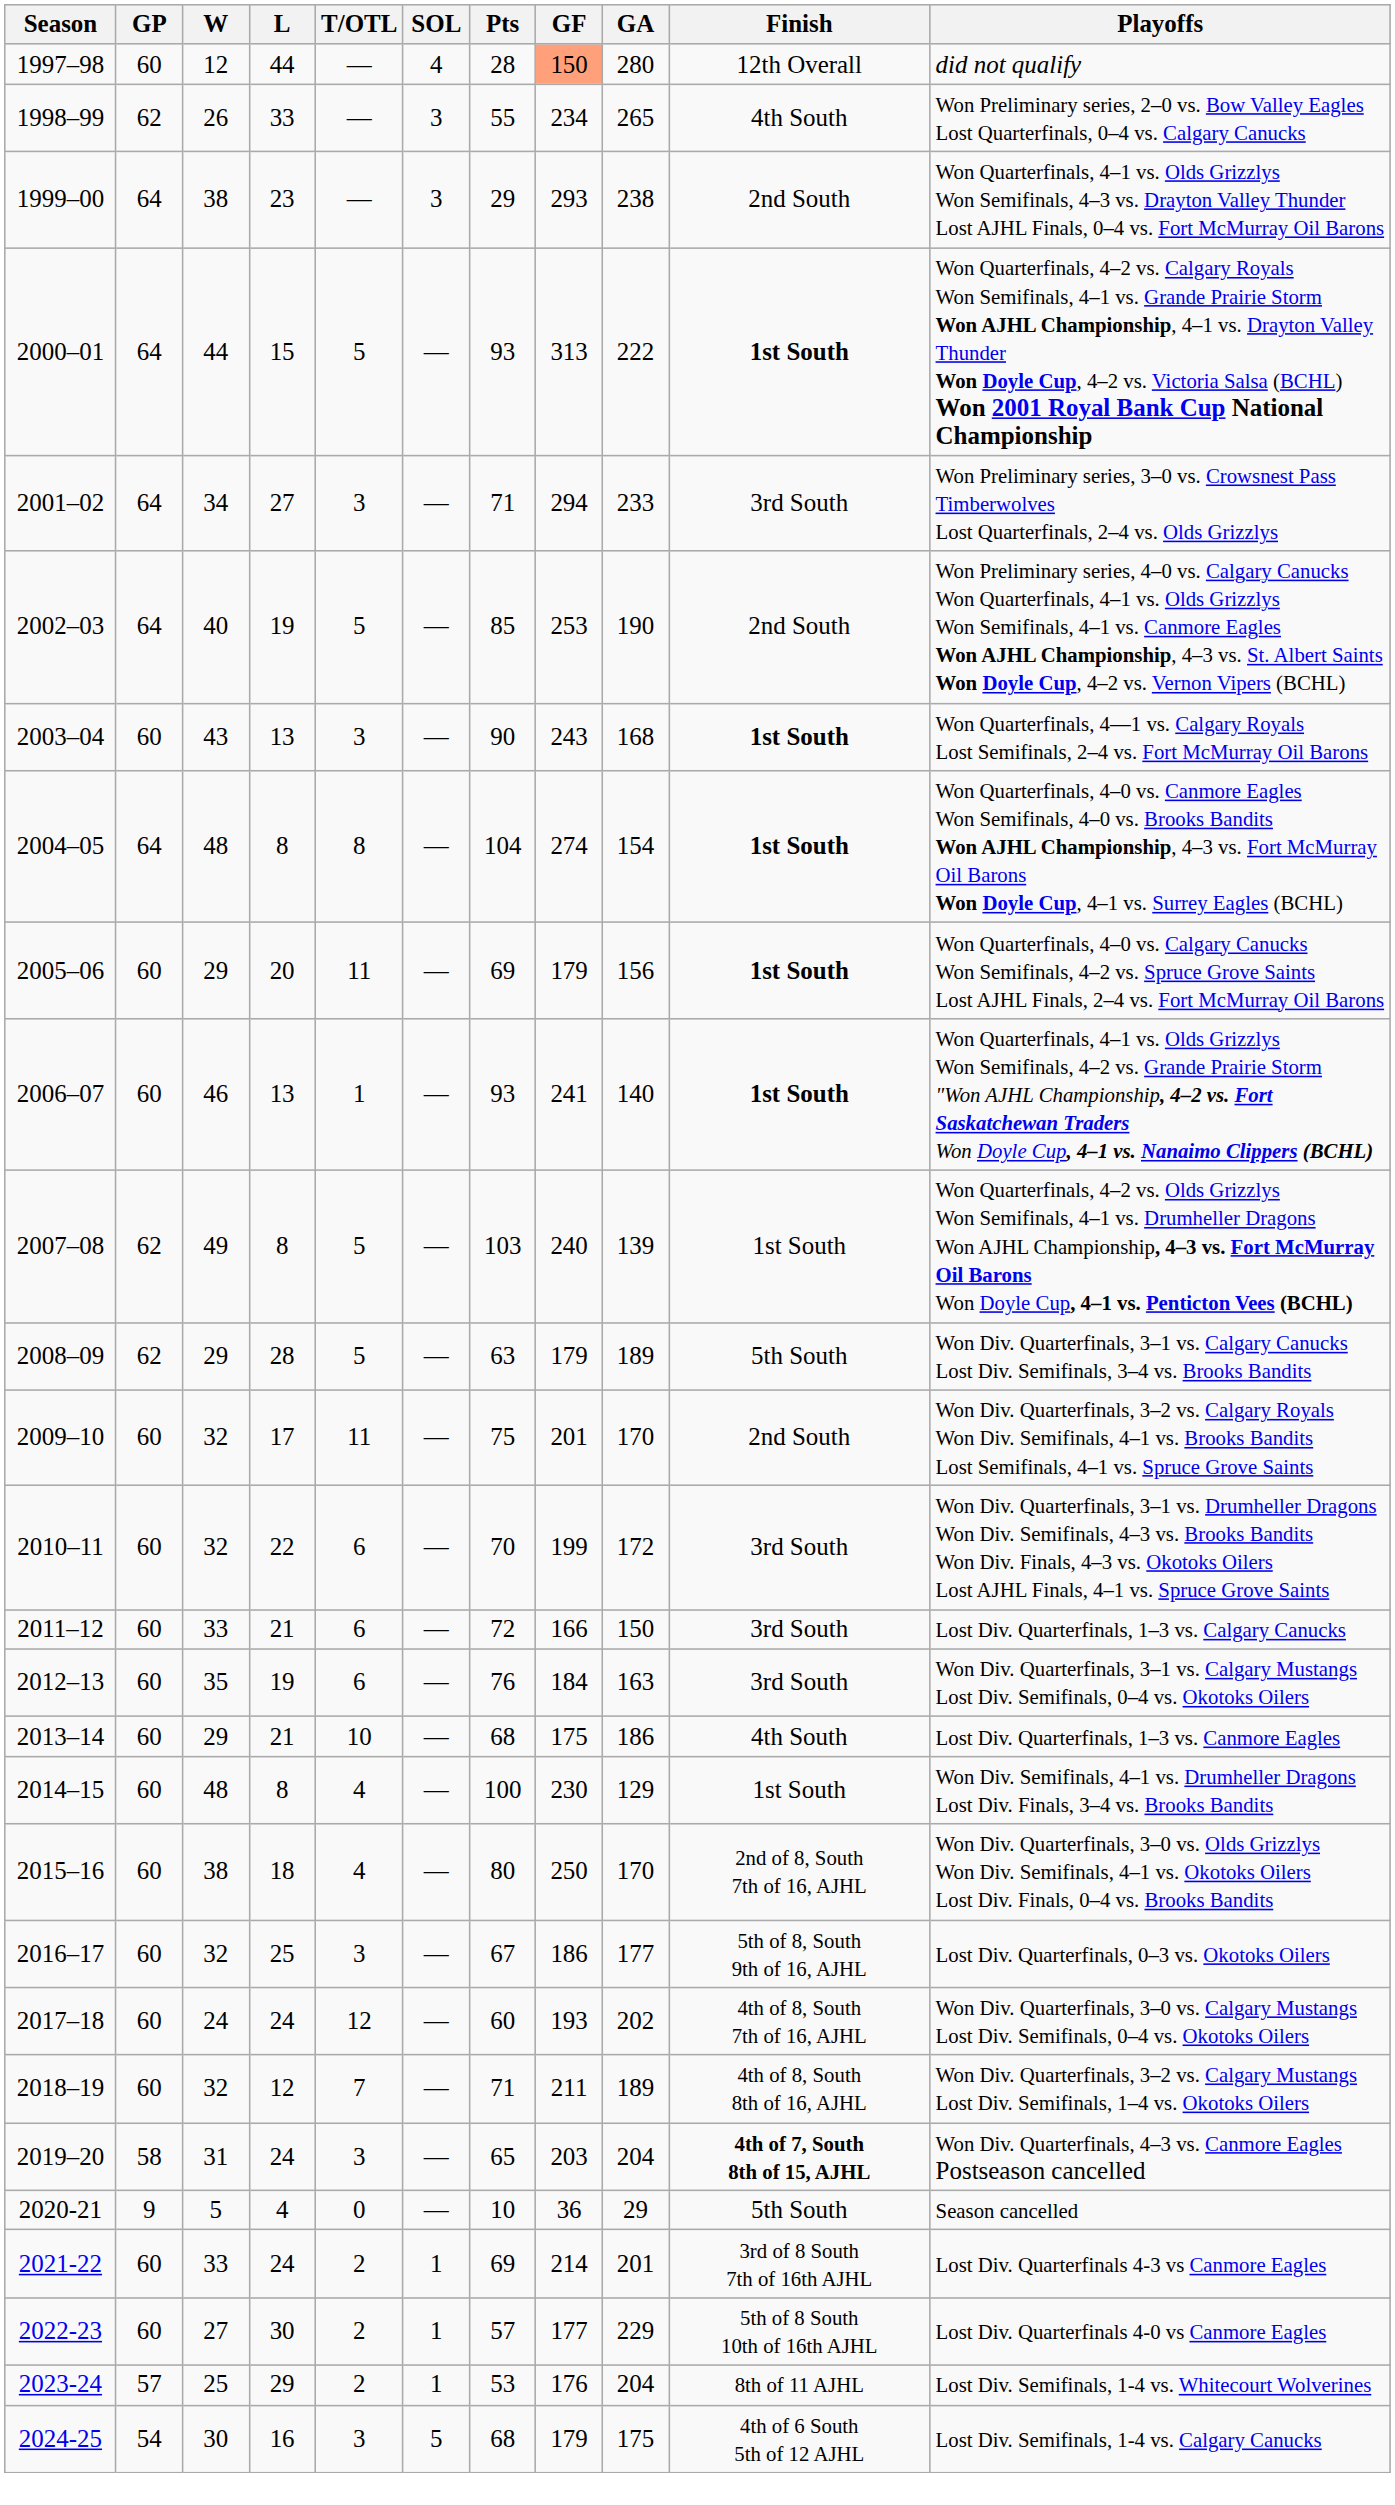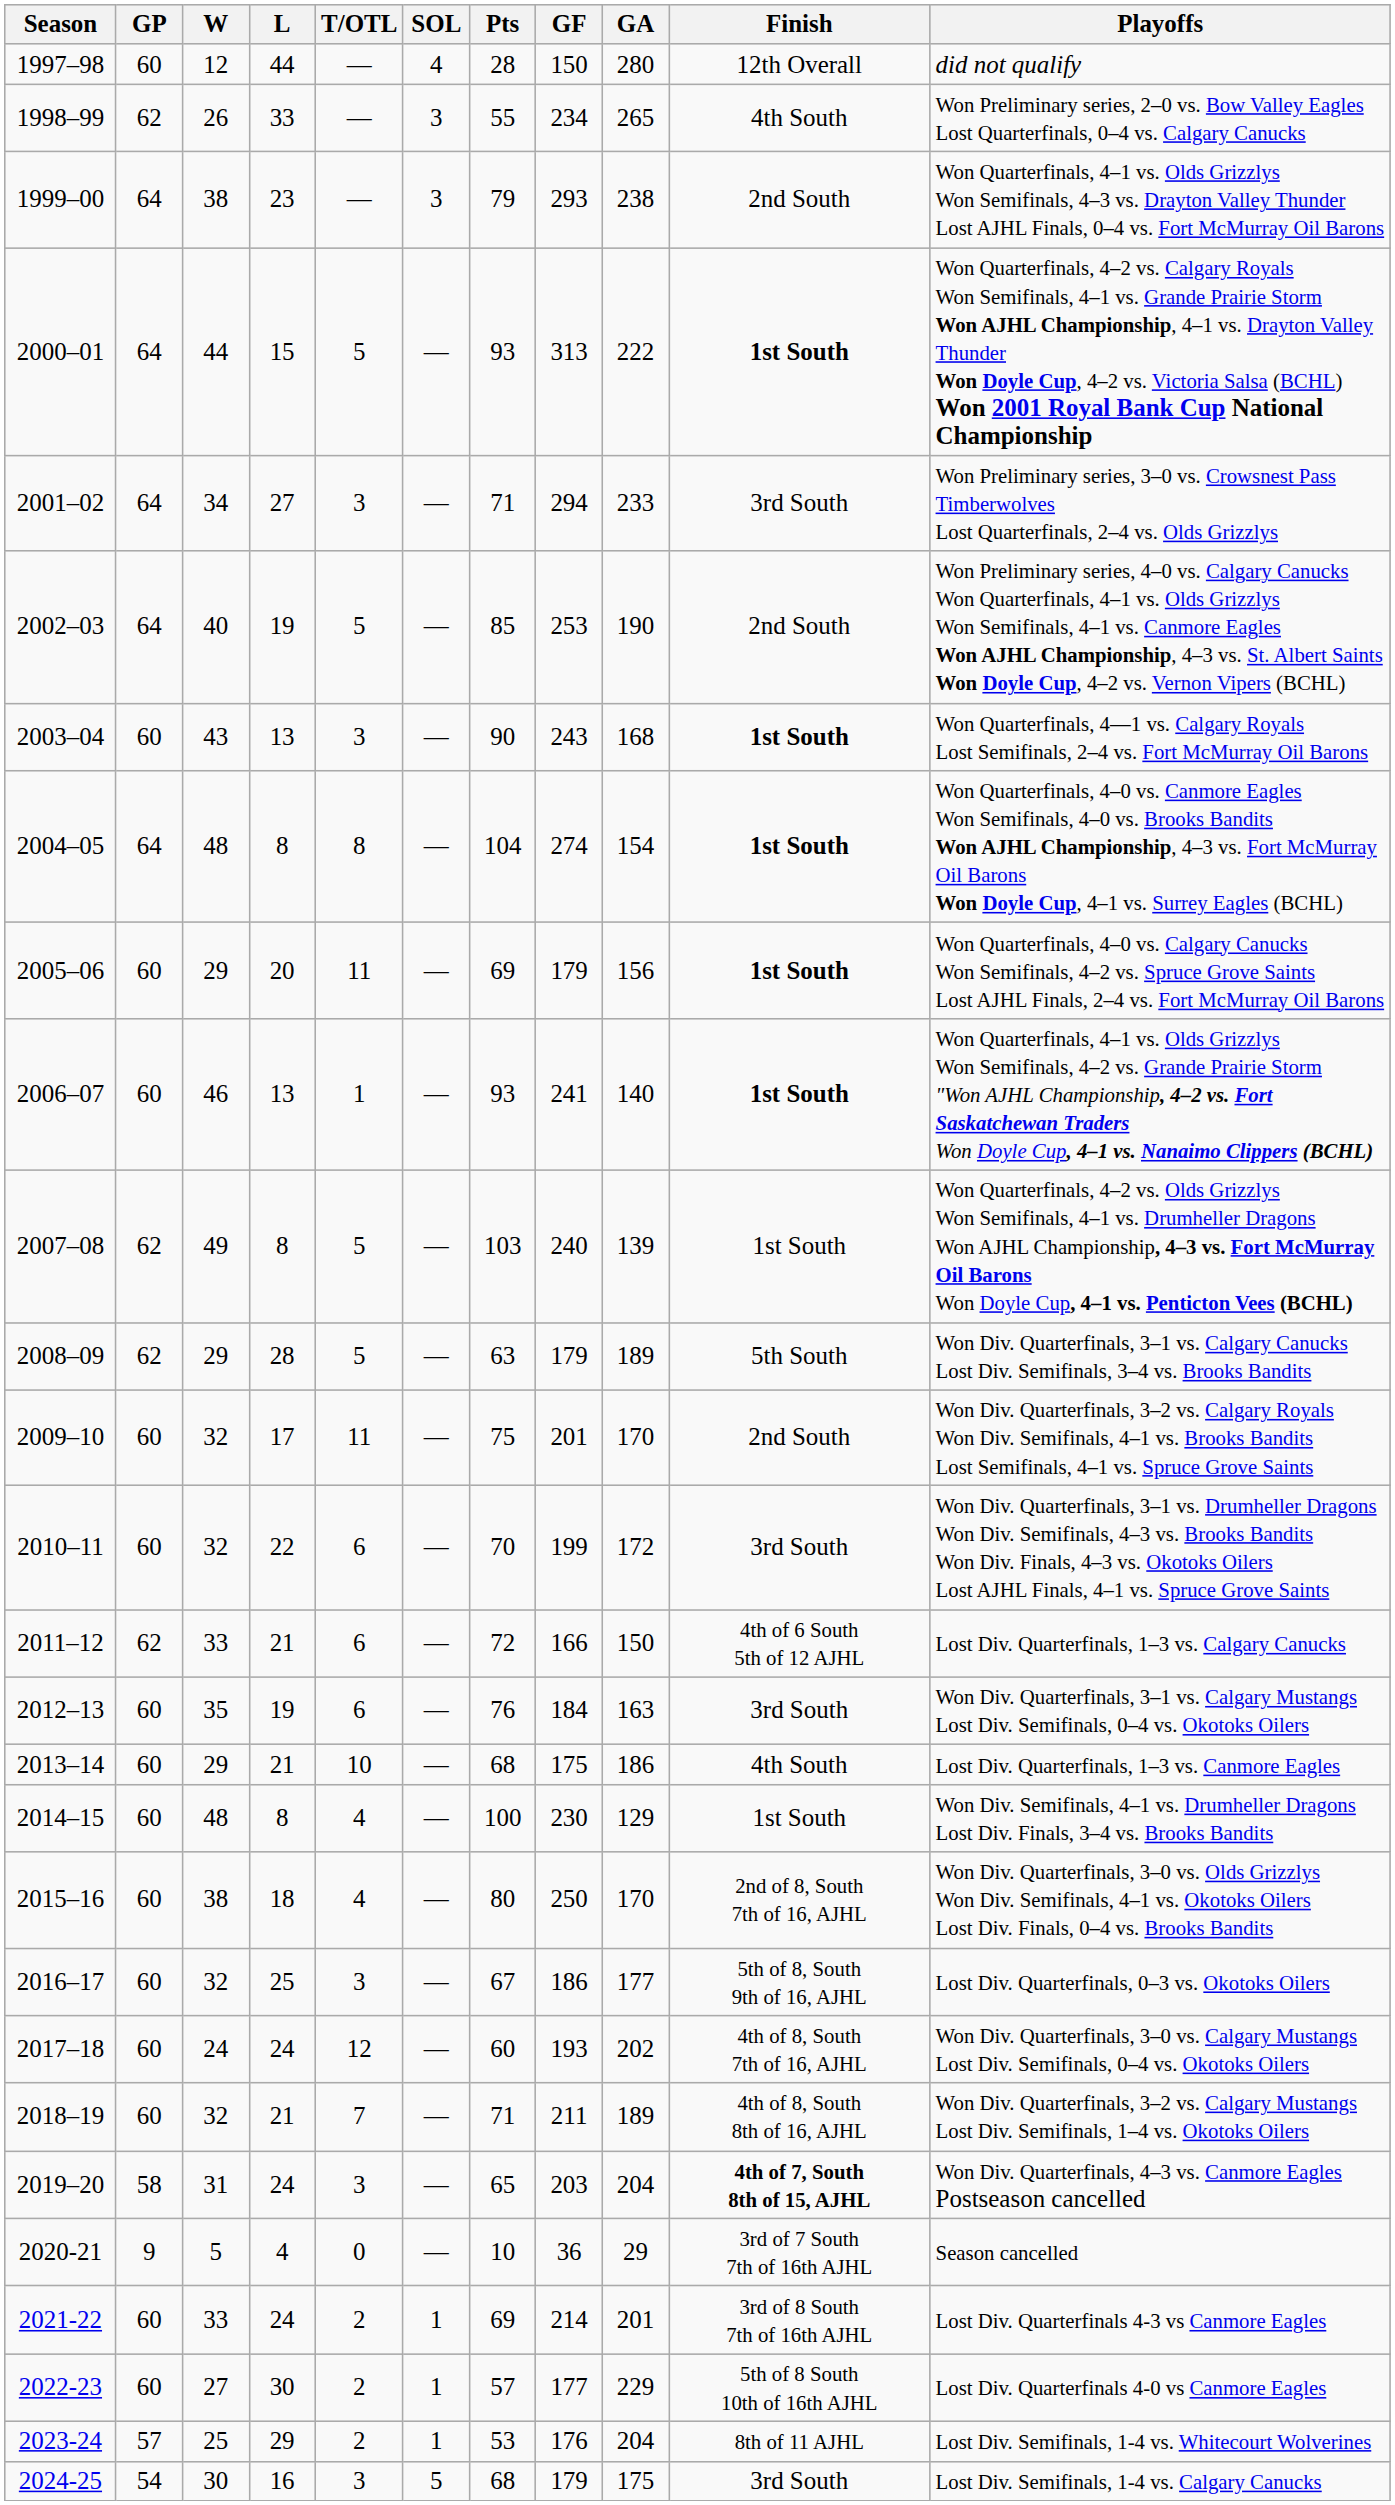(569, 63) lightsalmon background -> (569, 63) no background
(503, 199) 29 -> (503, 199) 79
(149, 1628) 60 -> (149, 1642) 62
(799, 1628) 3rd South -> (799, 1644) 4th of 6 South 5th of 12 AJHL
(282, 2088) 12 -> (282, 2116) 21
(799, 2209) 5th South -> (799, 2253) 3rd of 7 South 7th of 16th AJHL
(799, 2439) 4th of 6 South 5th of 12 AJHL -> (799, 2480) 3rd South
